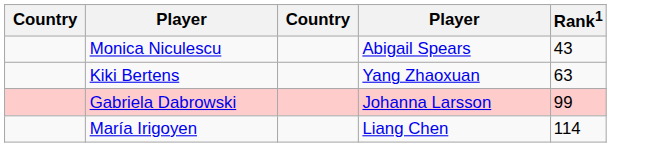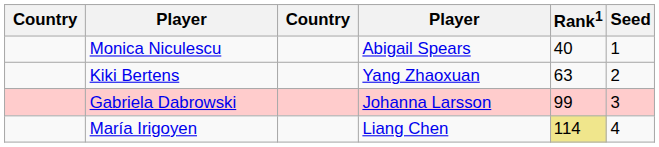+ column: (631, 20)
(563, 49) 43 -> (563, 49) 40
(567, 128) no background -> (567, 128) khaki background
